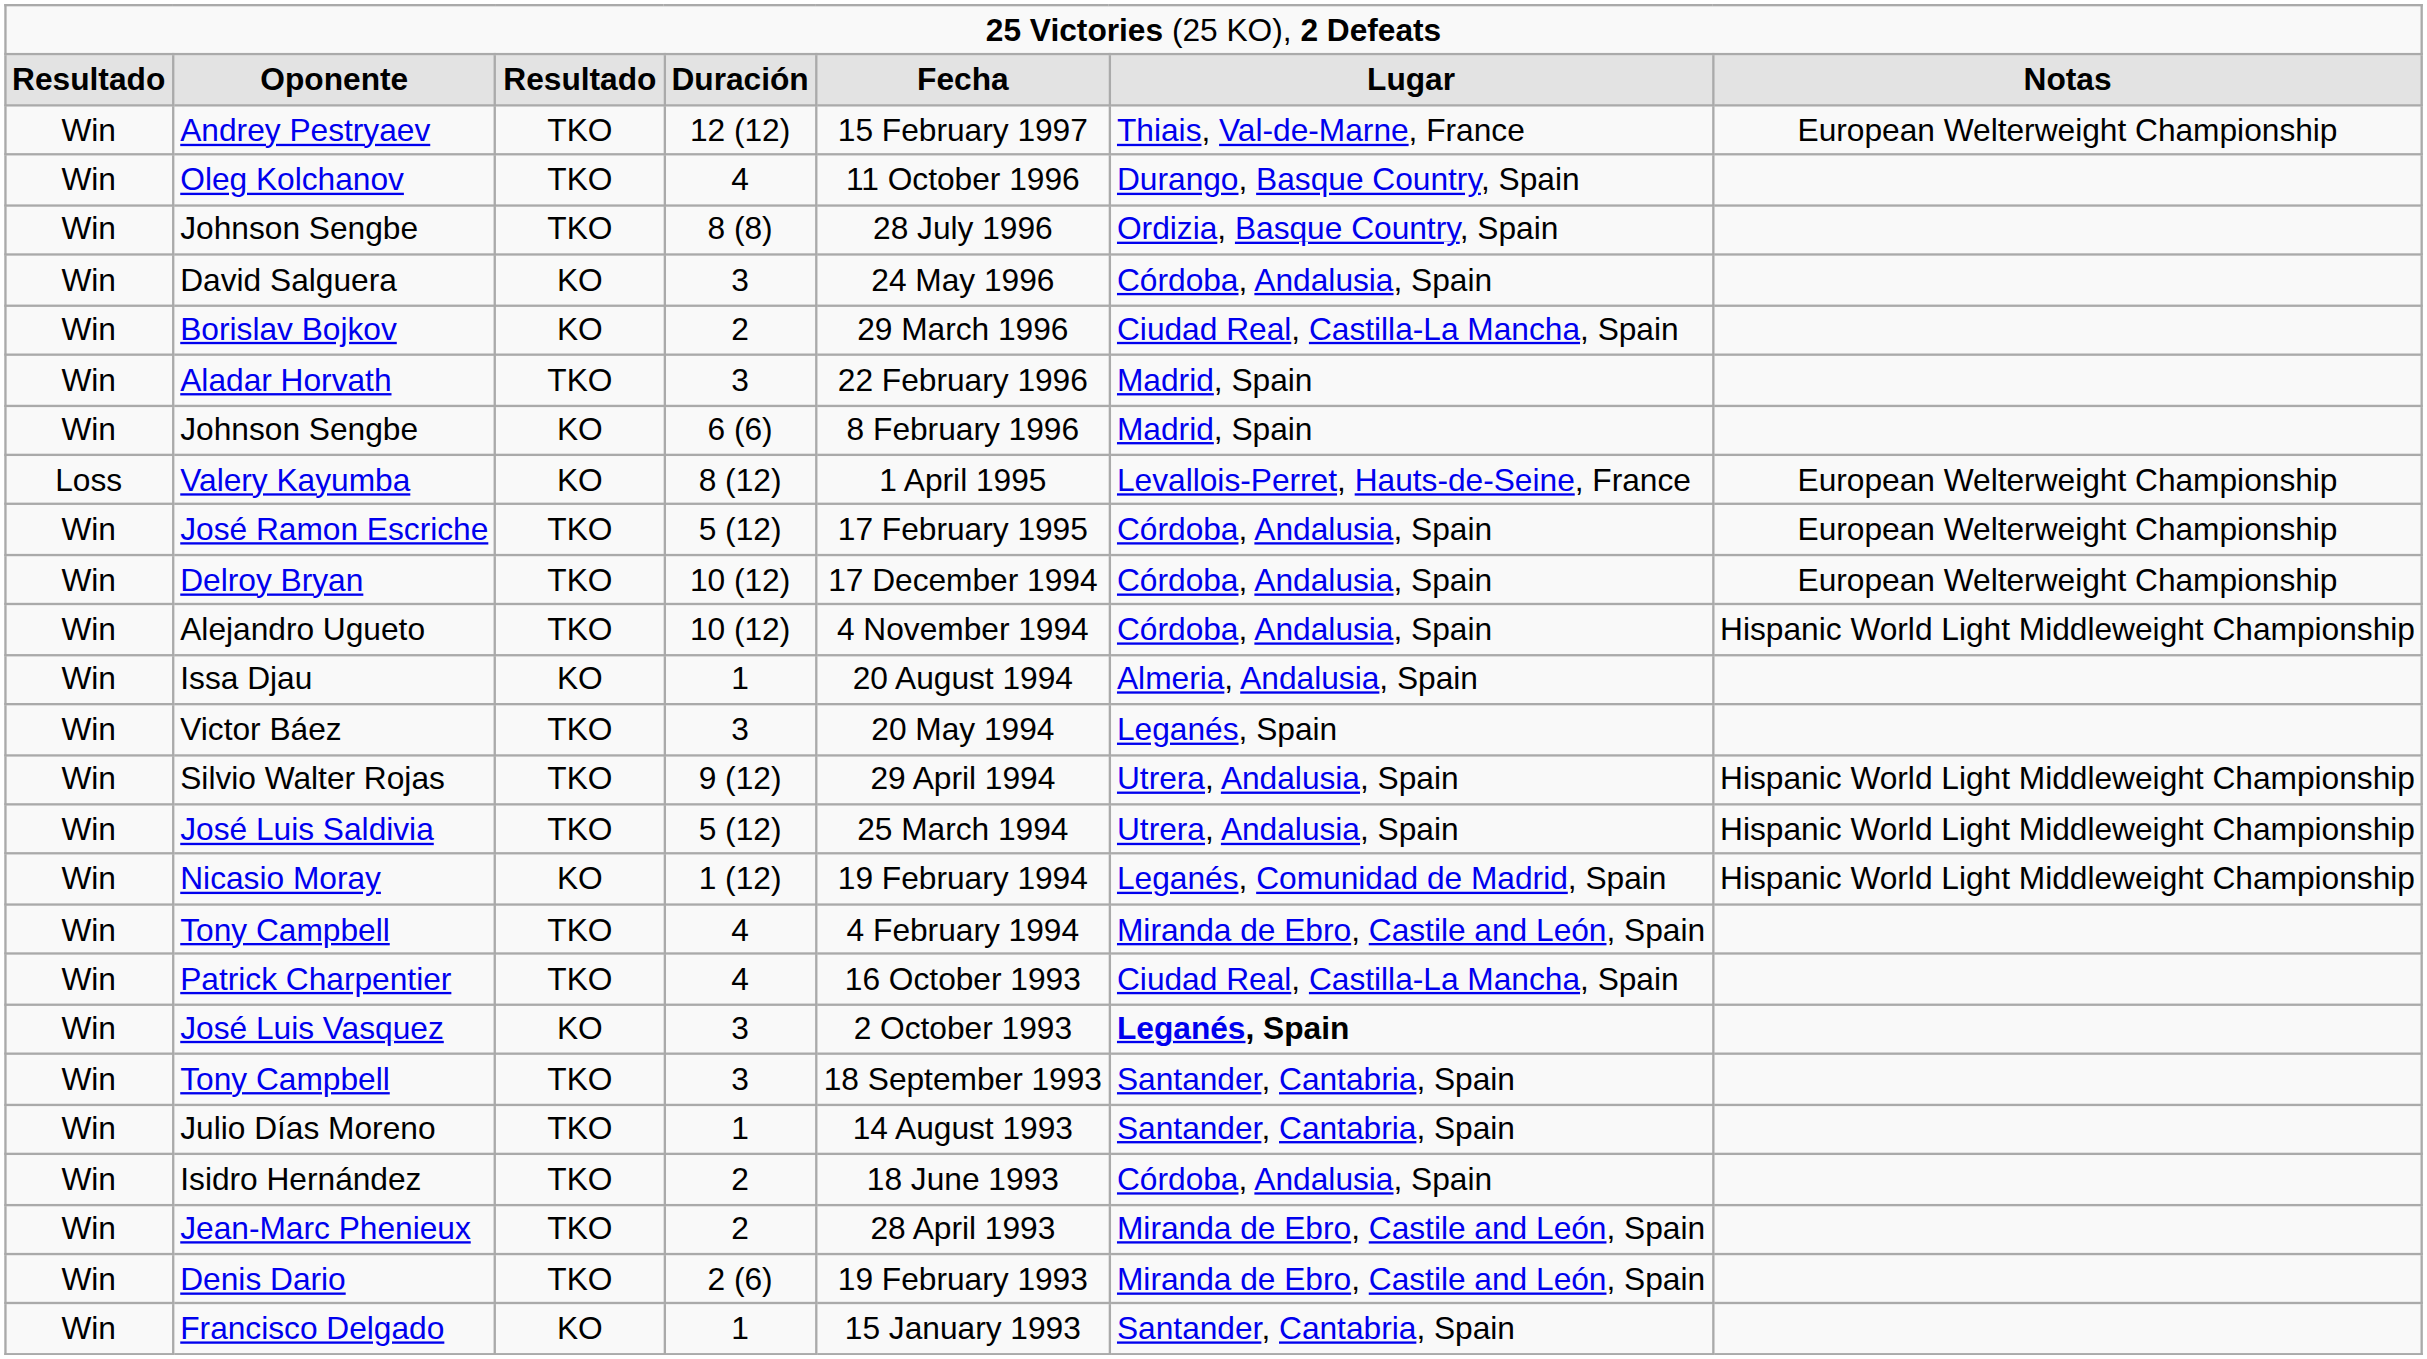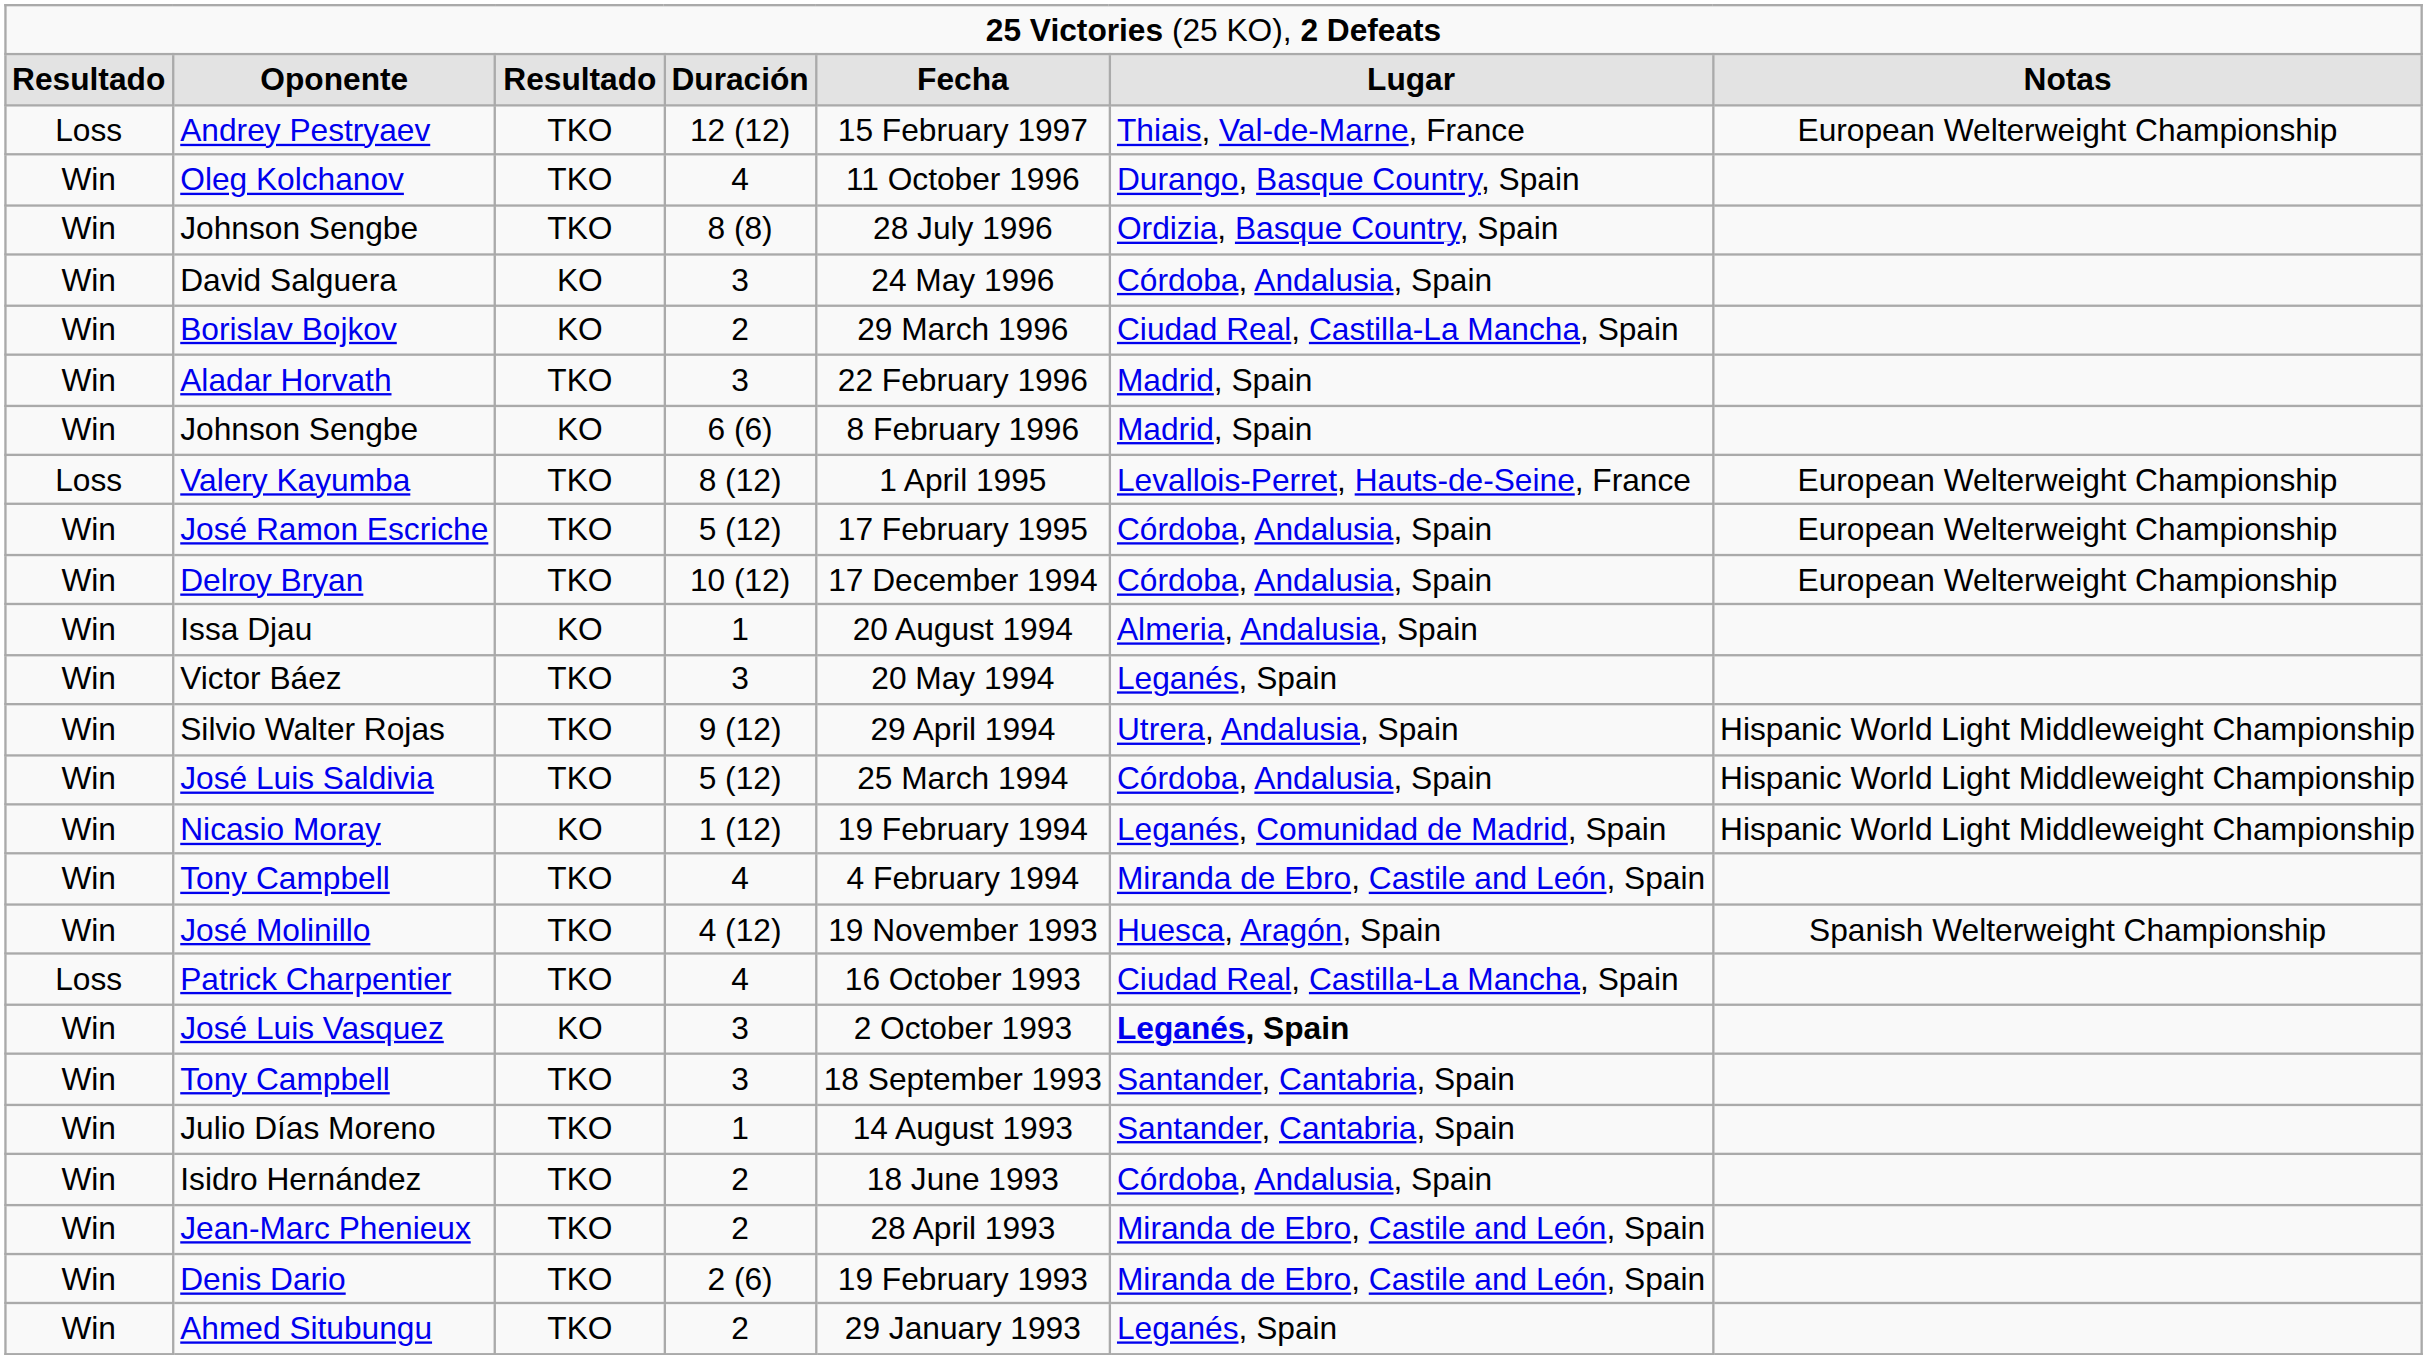(89, 130) Win -> (89, 130) Loss
(580, 480) KO -> (580, 480) TKO
- row: (303, 630)
(1288, 829) Utrera, Andalusia, Spain -> (1305, 779) Córdoba, Andalusia, Spain
+ row: (275, 929)
(89, 979) Win -> (89, 979) Loss
+ row: (306, 1329)
- row: (312, 1329)
